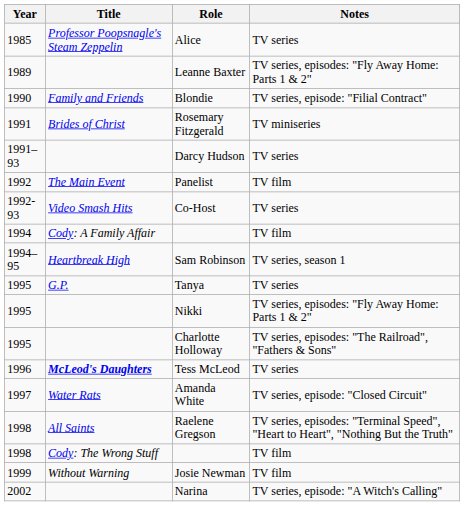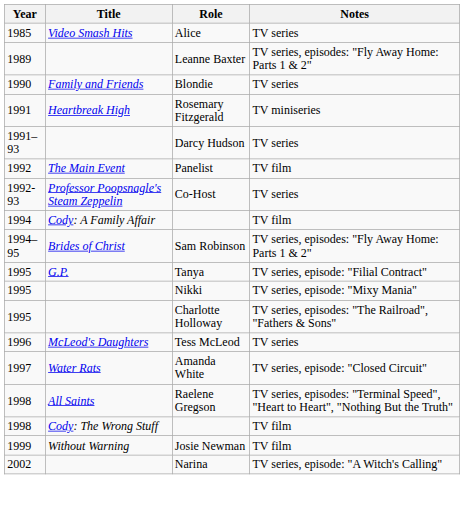(105, 39) Professor Poopsnagle's Steam Zeppelin -> (90, 33) Video Smash Hits
(340, 98) TV series, episode: "Filial Contract" -> (275, 84) TV series
(86, 123) Brides of Christ -> (89, 110) Heartbreak High
(90, 207) Video Smash Hits -> (105, 194) Professor Poopsnagle's Steam Zeppelin
(89, 259) Heartbreak High -> (86, 246) Brides of Christ
(299, 259) TV series, season 1 -> (346, 246) TV series, episodes: "Fly Away Home: Parts 1 & 2"
(275, 285) TV series -> (340, 271) TV series, episode: "Filial Contract"
(346, 311) TV series, episodes: "Fly Away Home: Parts 1 & 2" -> (335, 290) TV series, episode: "Mixy Mania"
(100, 369) bold -> (98, 342) normal
